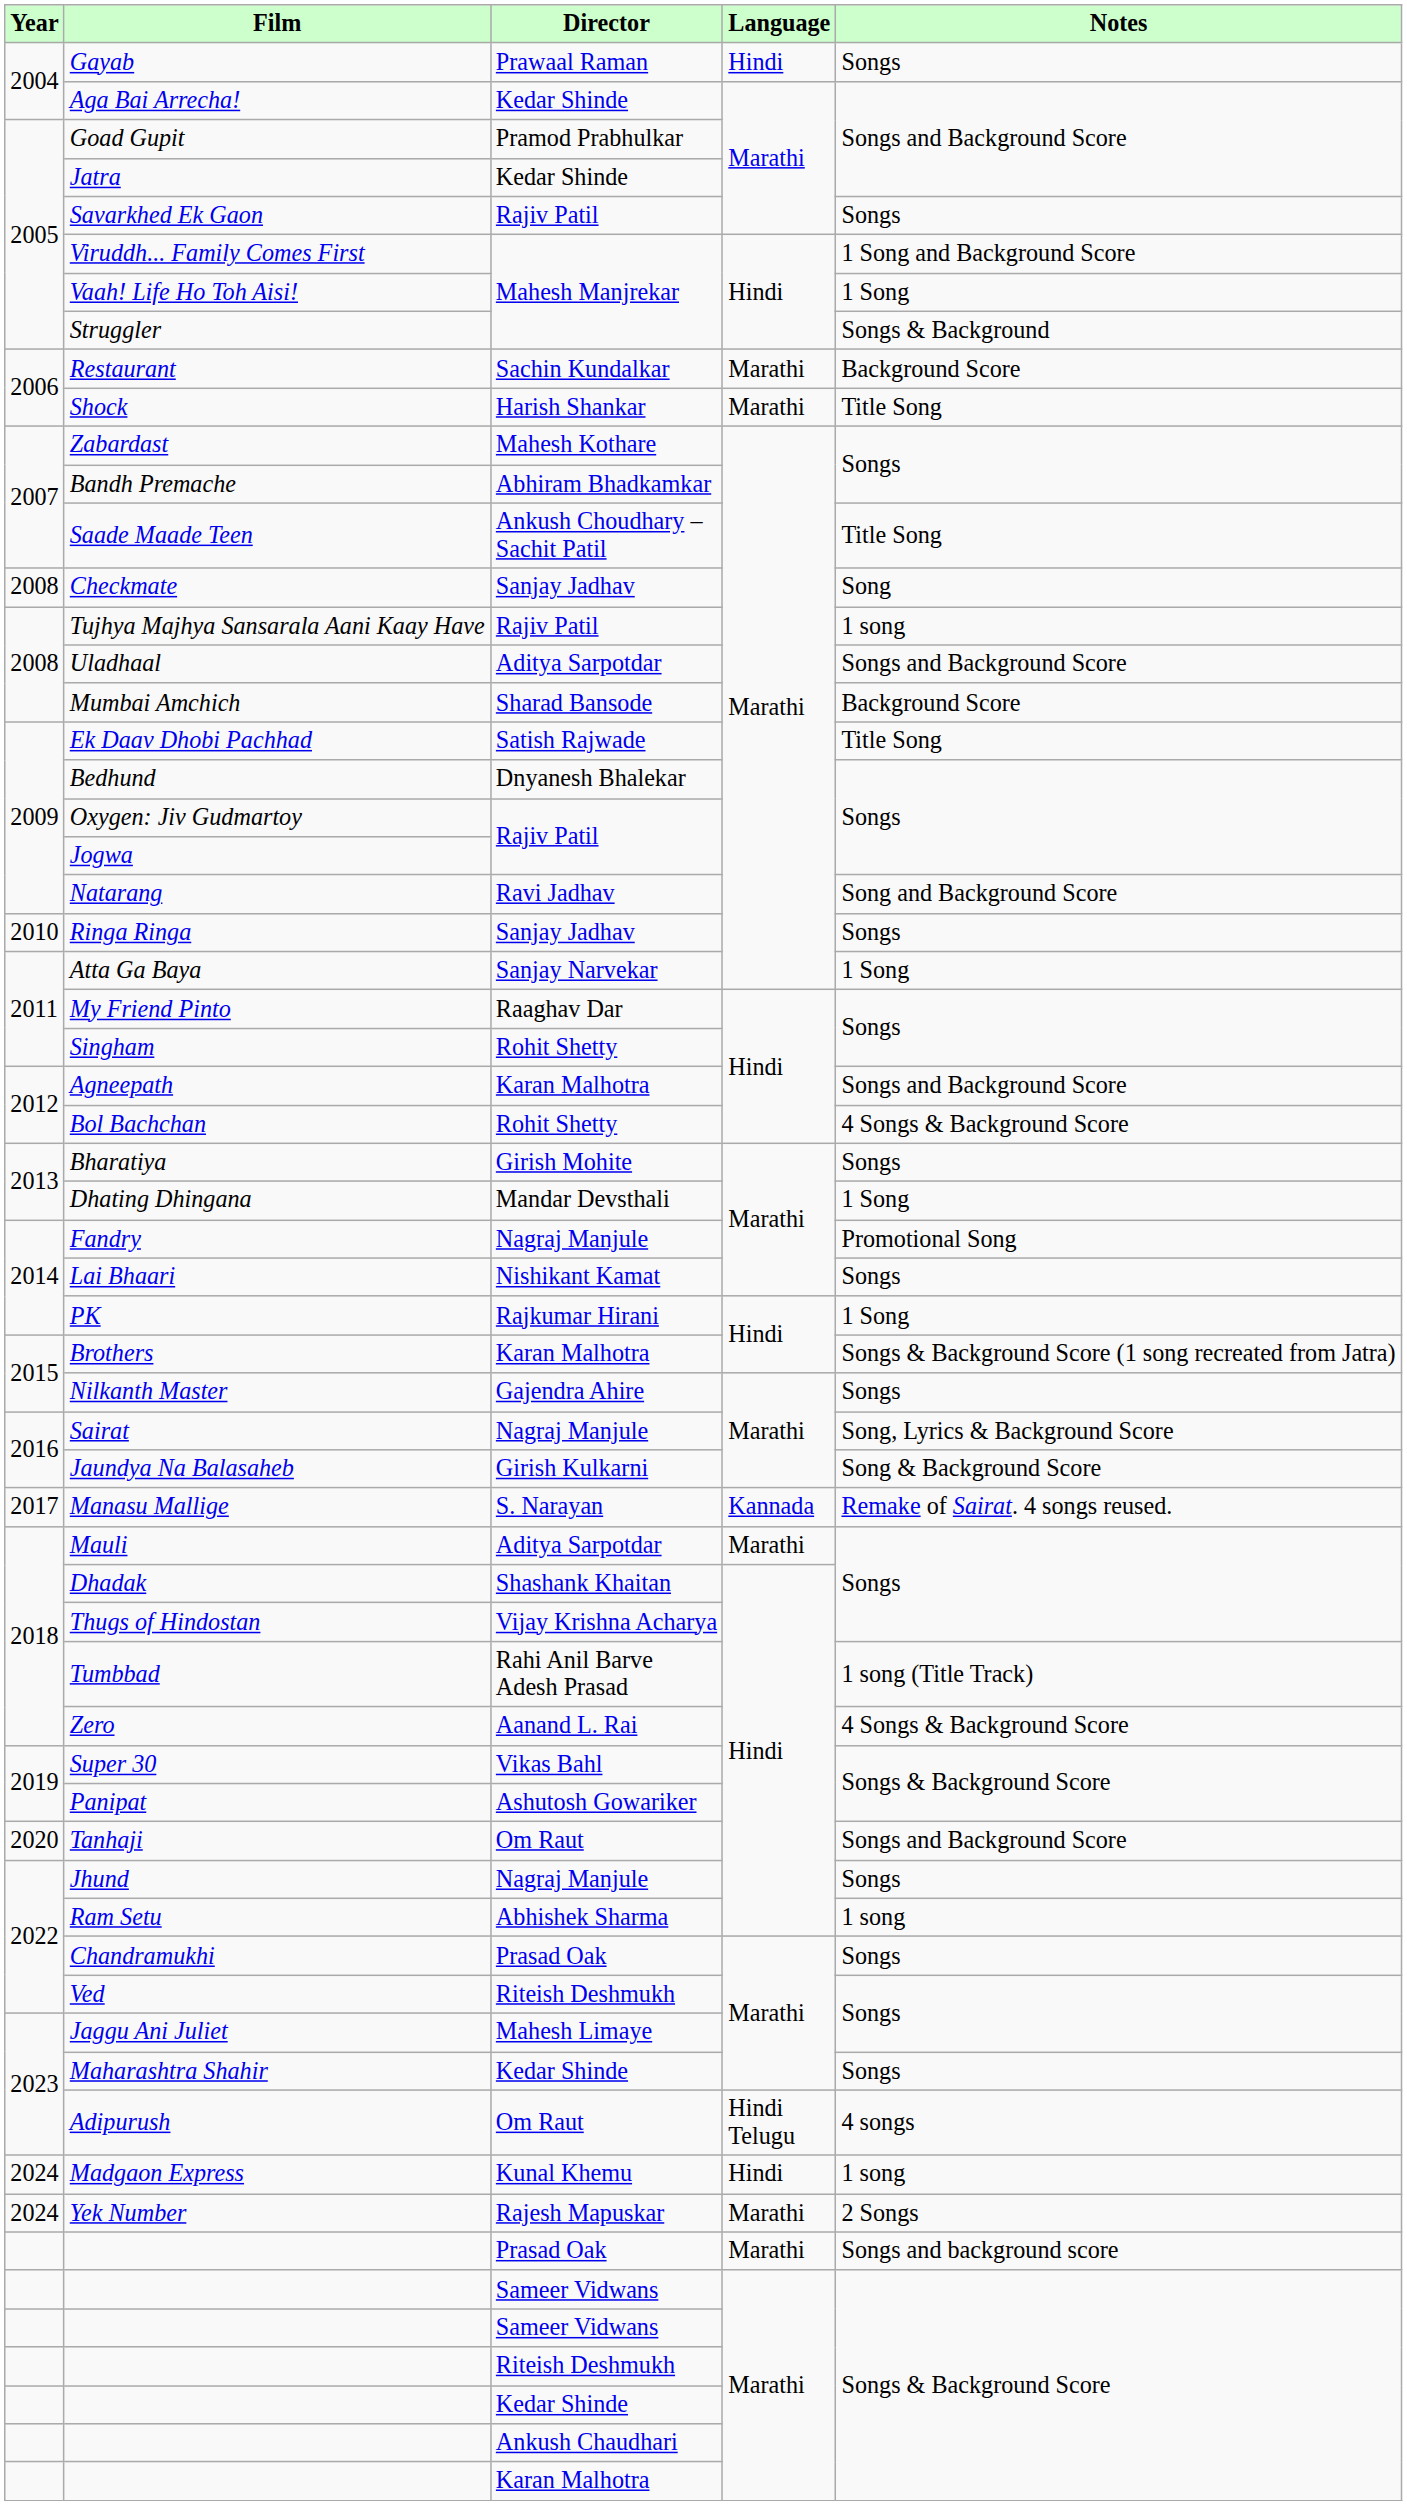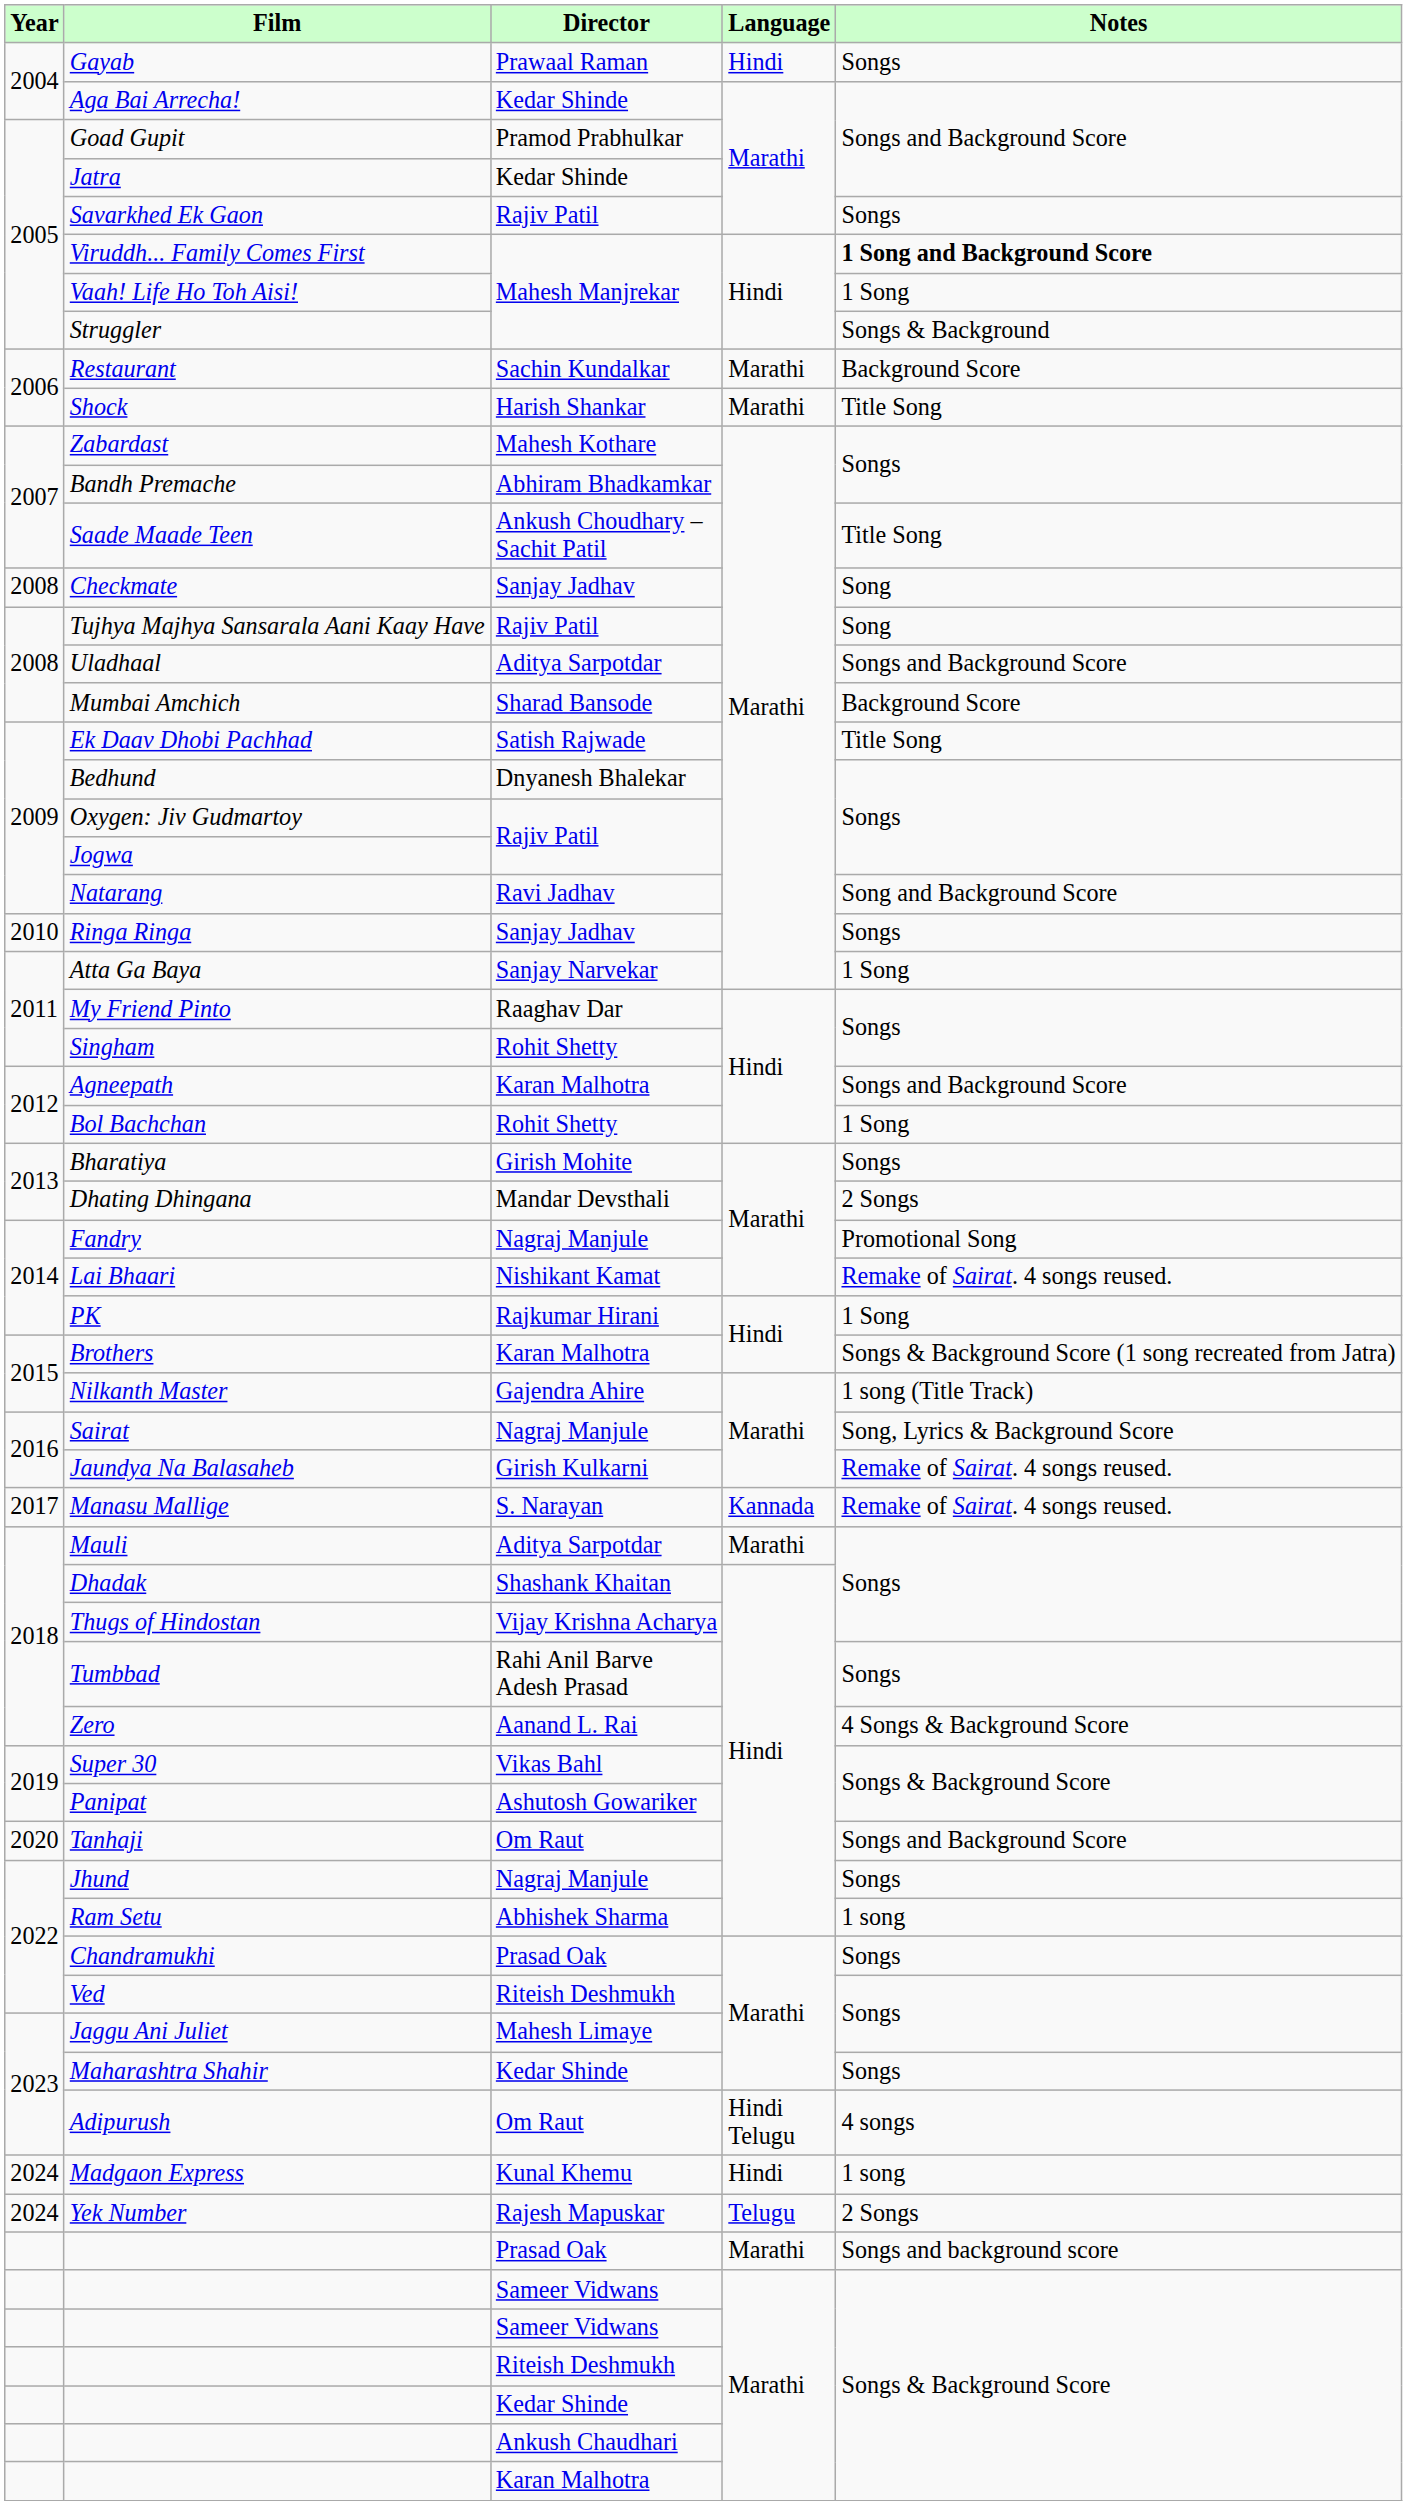(988, 253) normal -> (997, 253) bold
(873, 625) 1 song -> (866, 625) Song
(985, 1123) 4 Songs & Background Score -> (875, 1123) 1 Song
(875, 1200) 1 Song -> (880, 1200) 2 Songs
(871, 1276) Songs -> (1007, 1276) Remake of Sairat. 4 songs reused.
(871, 1391) Songs -> (937, 1391) 1 song (Title Track)
(971, 1468) Song & Background Score -> (1007, 1468) Remake of Sairat. 4 songs reused.
(937, 1673) 1 song (Title Track) -> (871, 1673) Songs
(767, 2212) Marathi -> (762, 2212) Telugu
